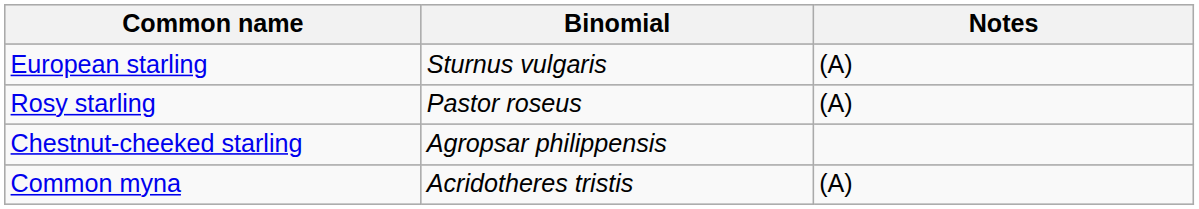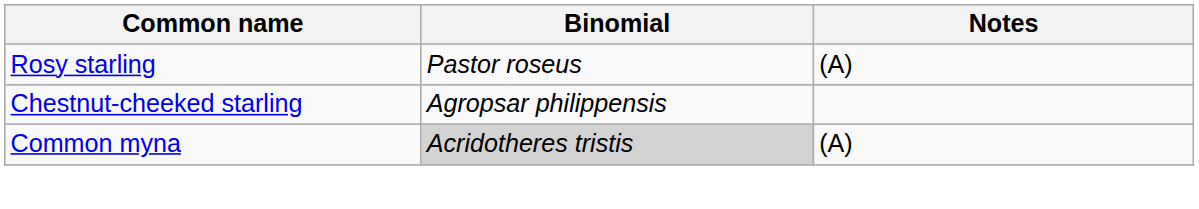- row: (109, 64)
(530, 183) no background -> (530, 143) lightgrey background
